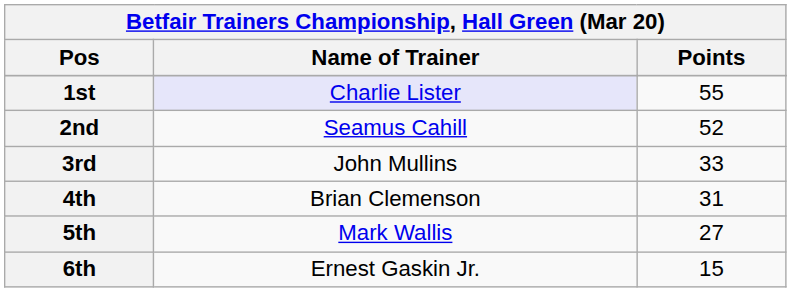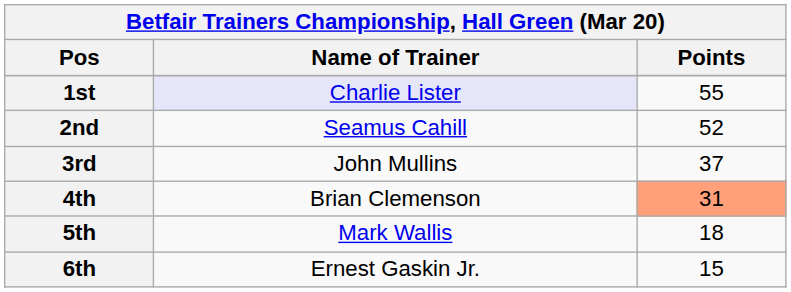(711, 163) 33 -> (711, 163) 37
(711, 198) no background -> (711, 198) lightsalmon background
(711, 233) 27 -> (711, 233) 18
